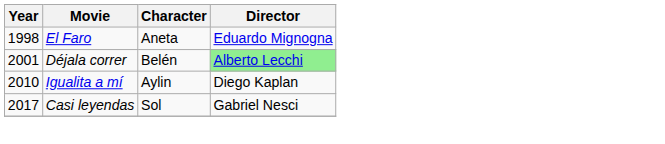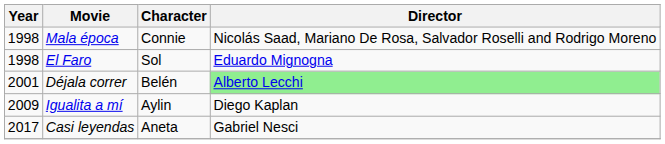+ row: (82, 38)
(159, 38) Aneta -> (151, 61) Sol
(23, 83) 2010 -> (23, 105) 2009
(151, 105) Sol -> (159, 128) Aneta
